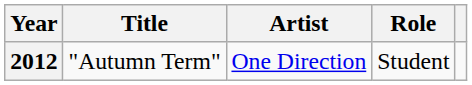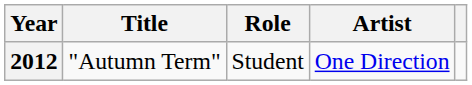columns swapped: (413, 23) <-> (299, 23)
